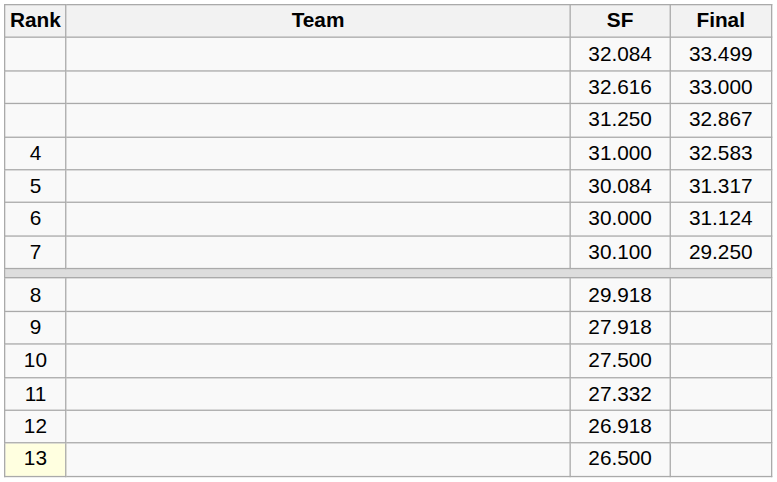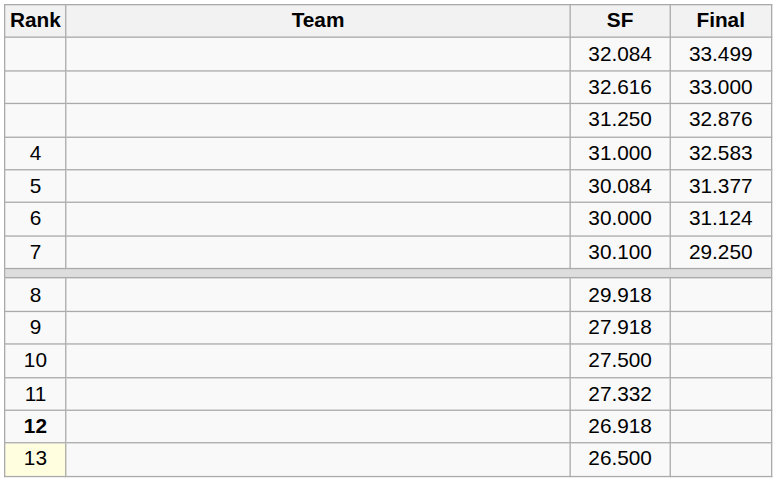(721, 119) 32.867 -> (721, 119) 32.876
(721, 185) 31.317 -> (721, 185) 31.377
(35, 426) normal -> (35, 426) bold
